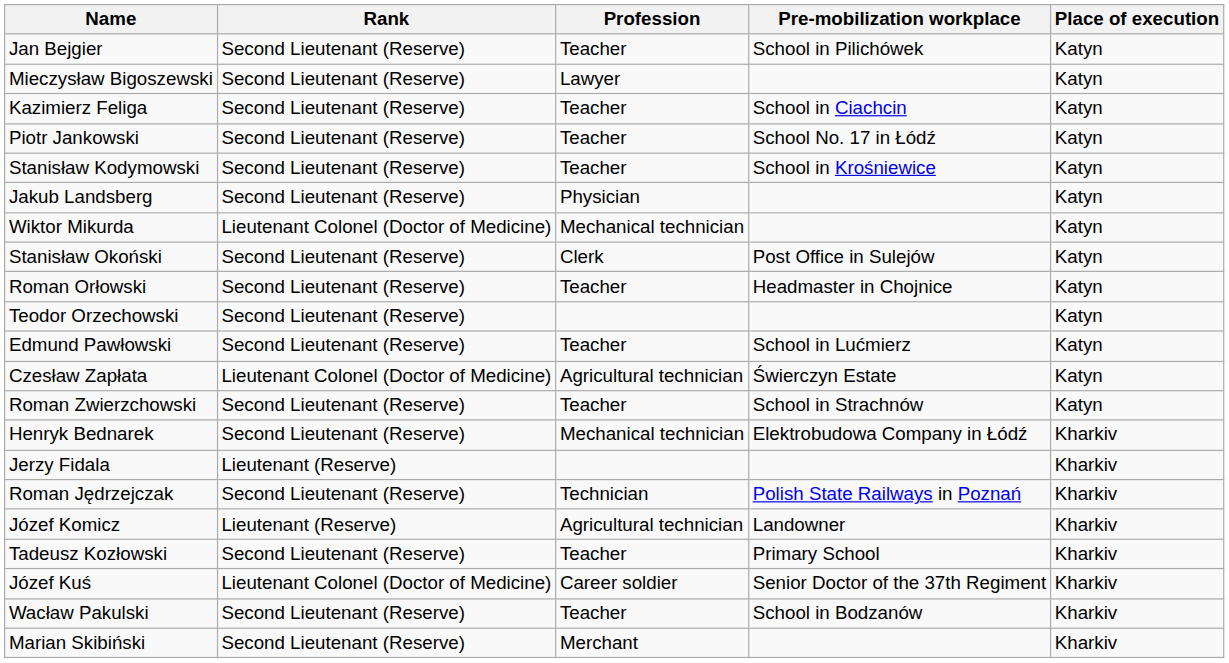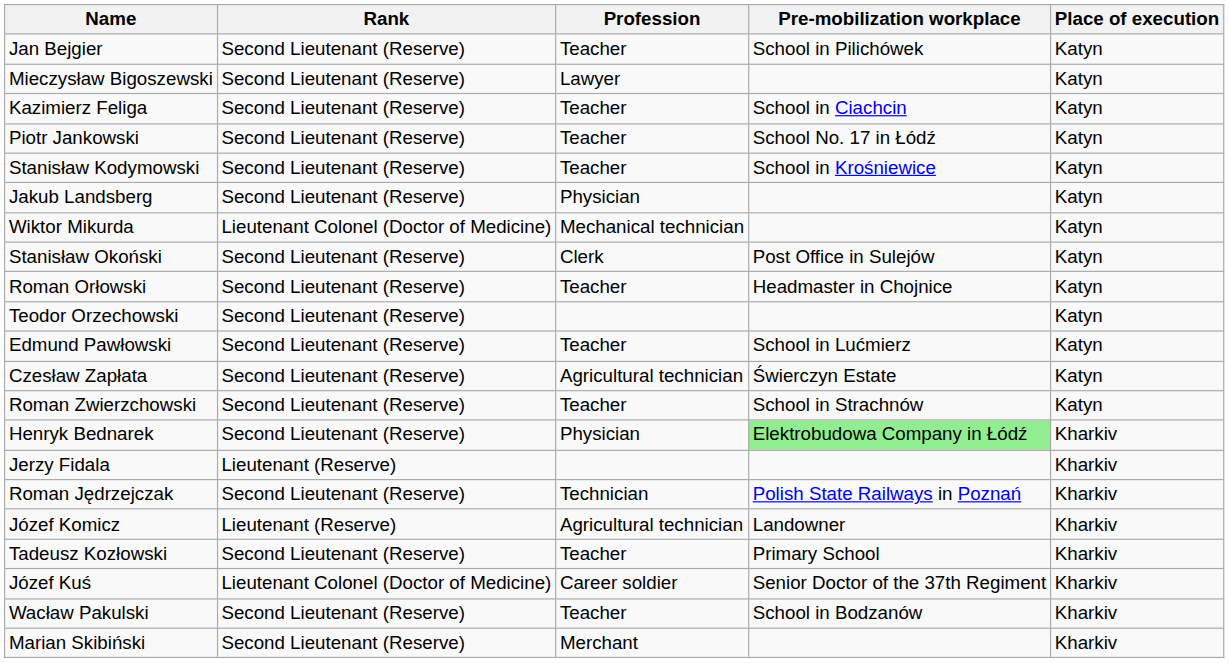(386, 375) Lieutenant Colonel (Doctor of Medicine) -> (343, 375) Second Lieutenant (Reserve)
(652, 434) Mechanical technician -> (600, 434) Physician
(890, 434) no background -> (890, 434) lightgreen background
